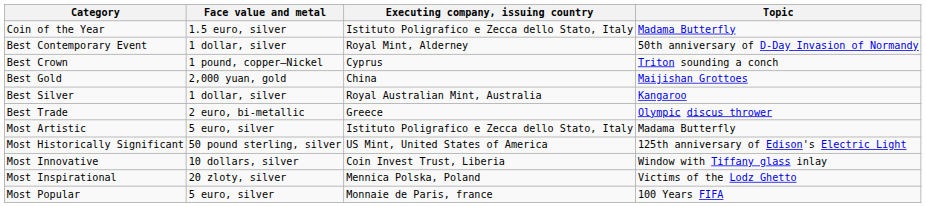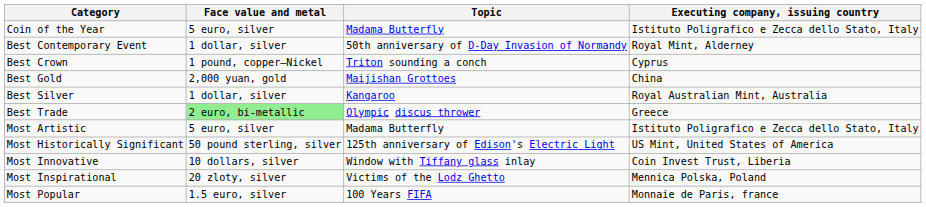columns swapped: (490, 13) <-> (778, 13)
(238, 29) 1.5 euro, silver -> (231, 29) 5 euro, silver
(247, 112) no background -> (247, 112) lightgreen background
(231, 194) 5 euro, silver -> (238, 194) 1.5 euro, silver
